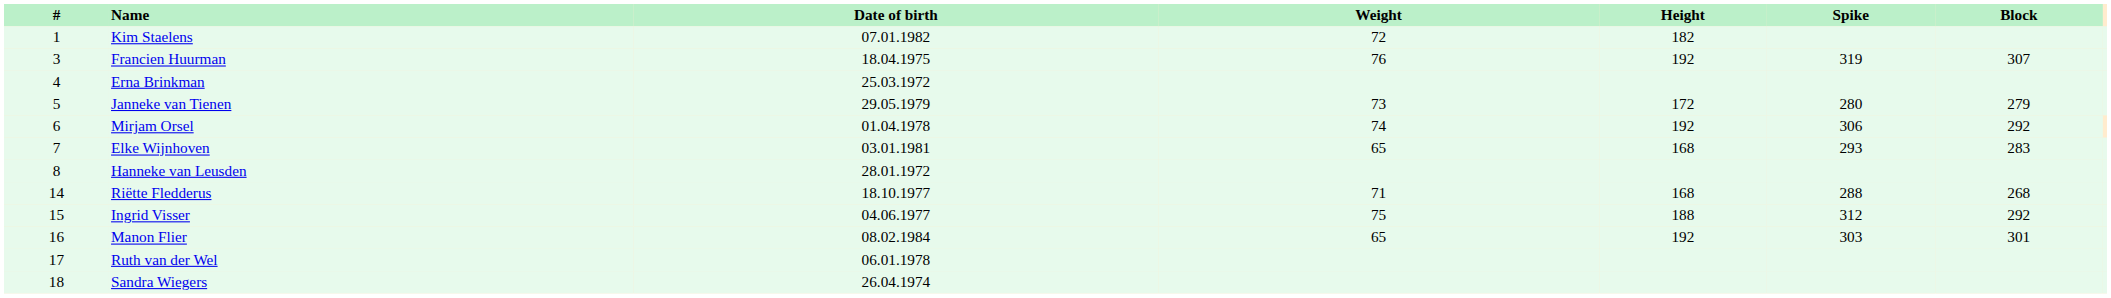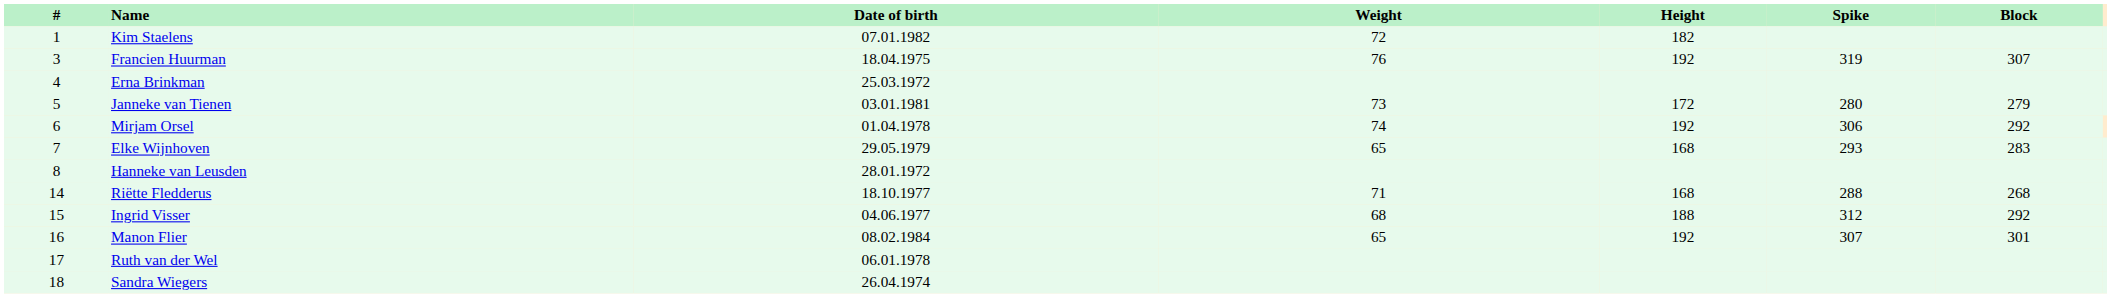(896, 104) 29.05.1979 -> (896, 104) 03.01.1981
(896, 148) 03.01.1981 -> (896, 148) 29.05.1979
(1379, 215) 75 -> (1379, 215) 68
(1851, 237) 303 -> (1851, 237) 307
